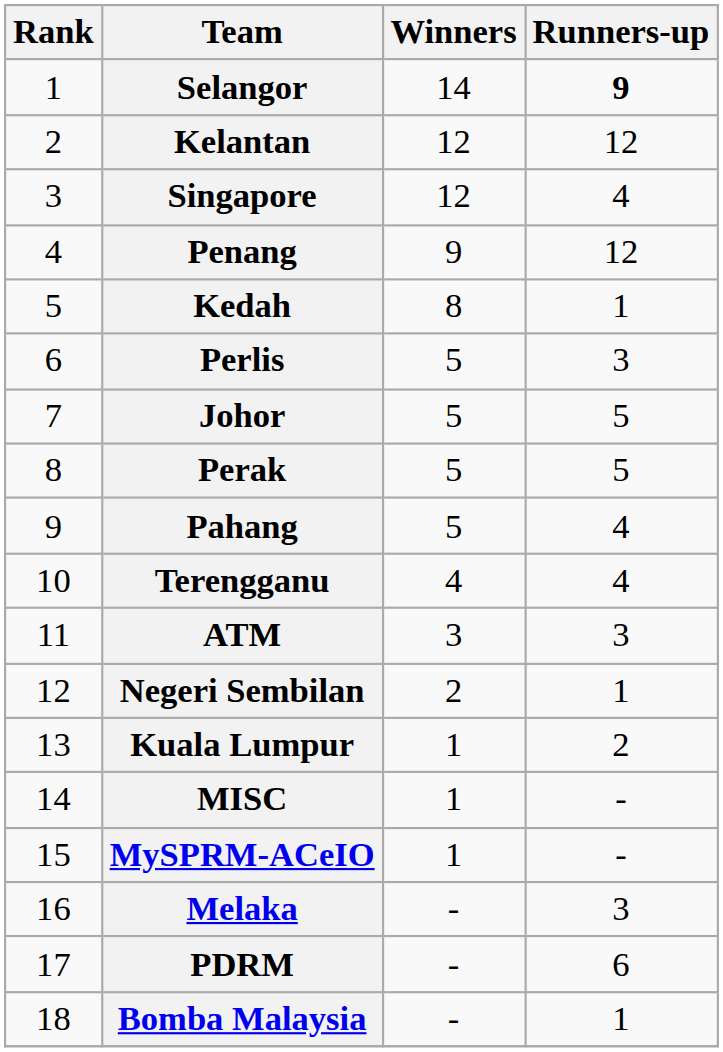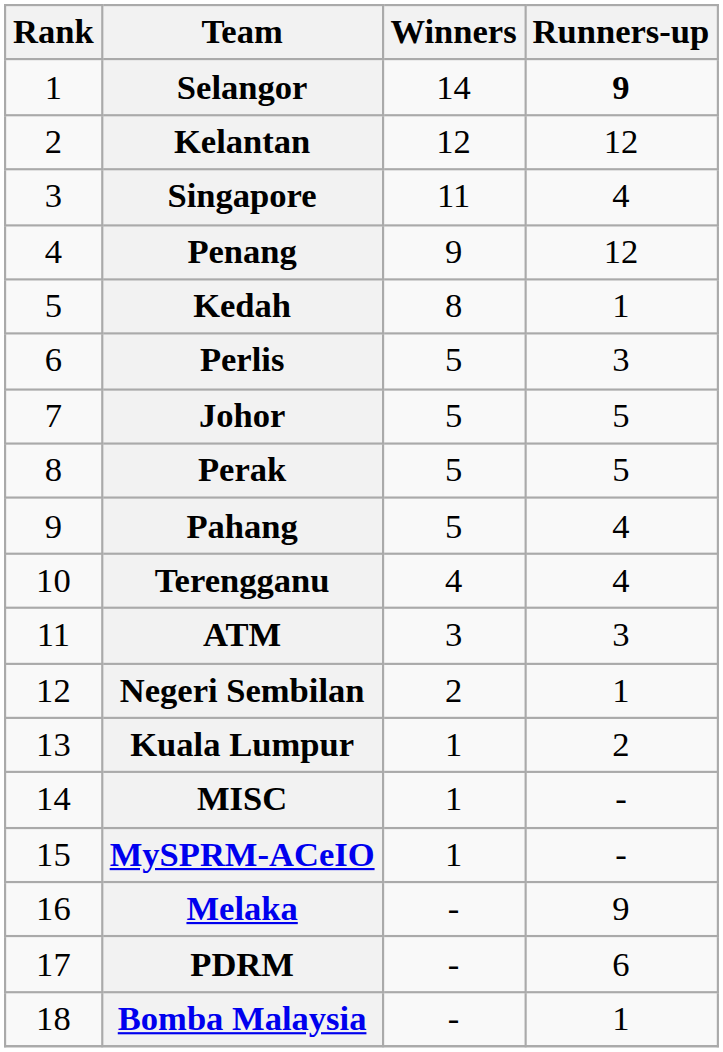(454, 196) 12 -> (454, 196) 11
(621, 908) 3 -> (621, 908) 9
